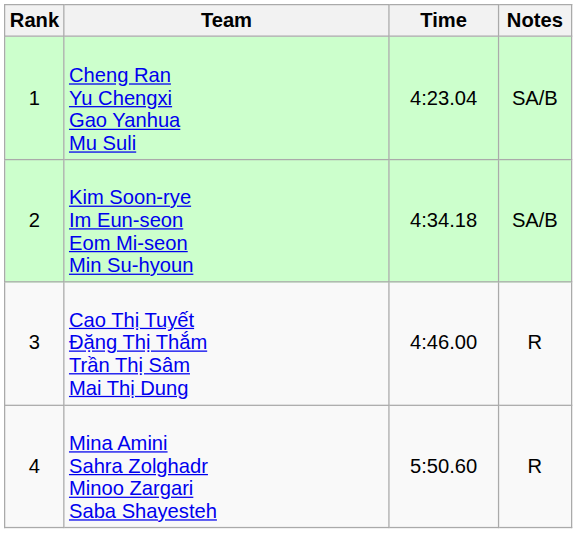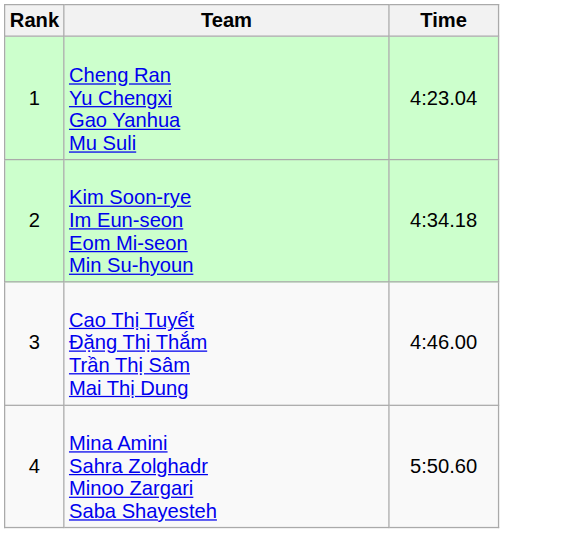- column: (535, 20)
